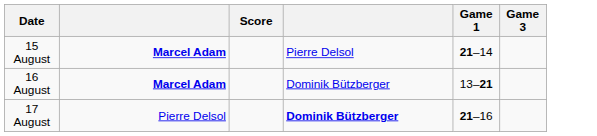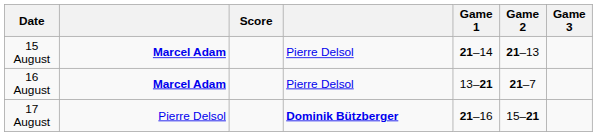+ column: (523, 21)
(338, 84) Dominik Bützberger -> (320, 84) Pierre Delsol
